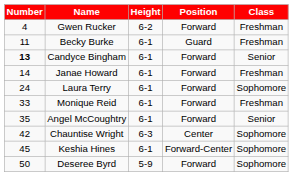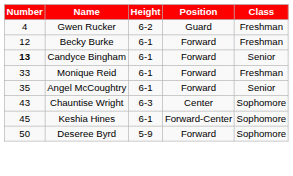(199, 27) Forward -> (199, 27) Guard
(25, 42) 11 -> (25, 42) 12
(199, 42) Guard -> (199, 42) Forward
- row: (87, 73)
- row: (87, 88)
(25, 133) 42 -> (25, 103) 43
